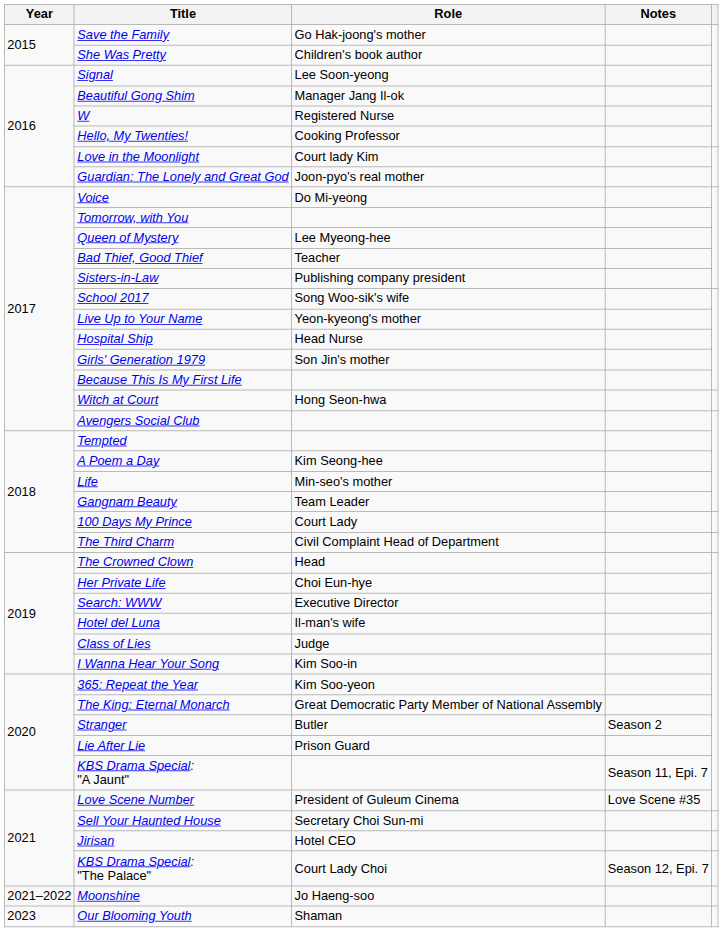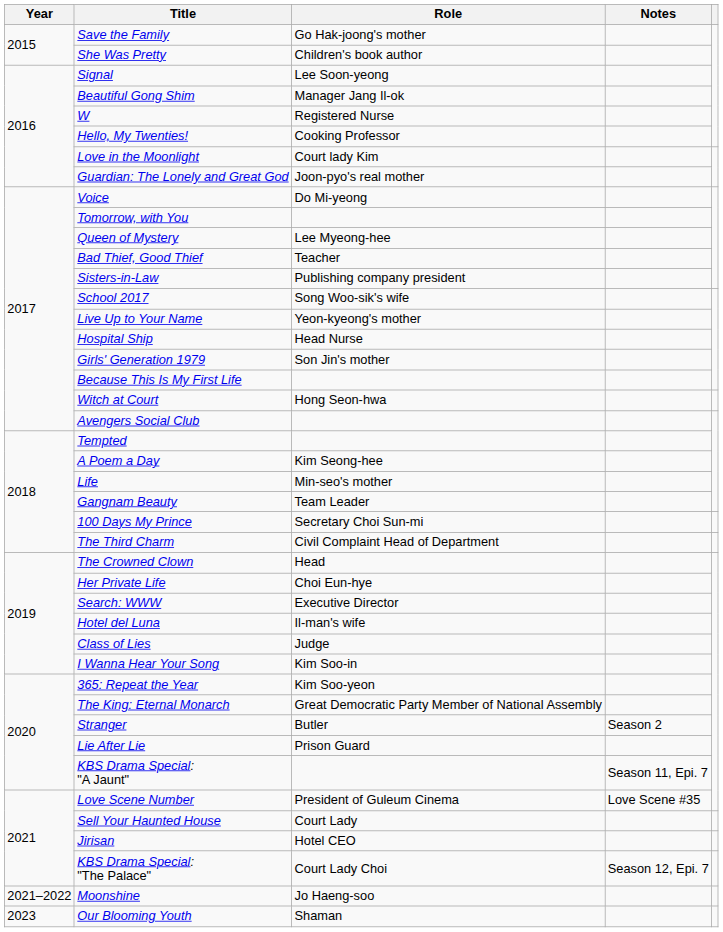(326, 522) Court Lady -> (359, 522) Secretary Choi Sun-mi
(359, 820) Secretary Choi Sun-mi -> (326, 820) Court Lady
